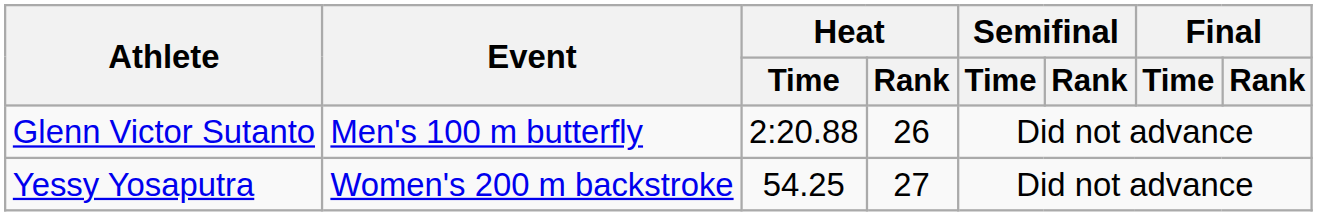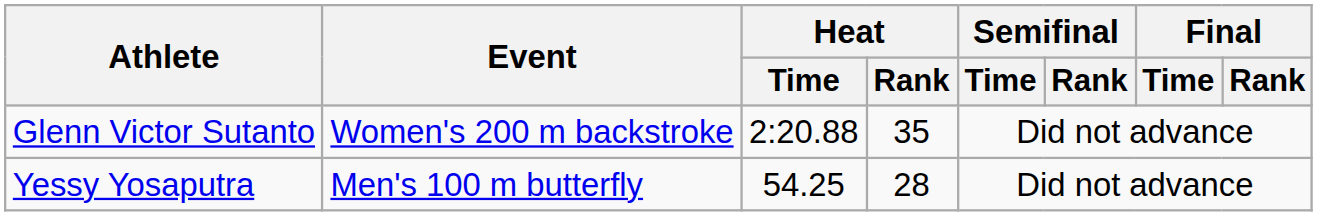(487, 132) Men's 100 m butterfly -> (532, 132) Women's 200 m backstroke
(912, 132) 26 -> (912, 132) 35
(532, 184) Women's 200 m backstroke -> (487, 184) Men's 100 m butterfly
(912, 184) 27 -> (912, 184) 28
